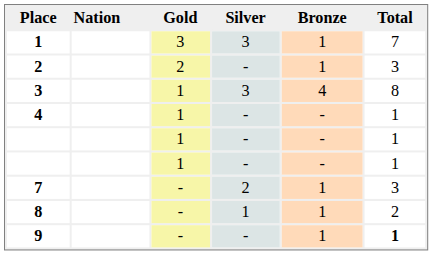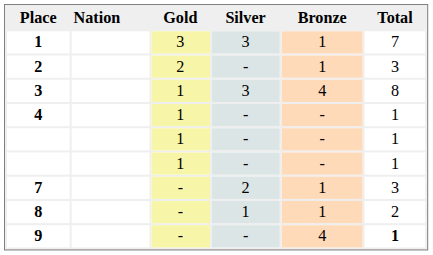(322, 236) 1 -> (322, 236) 4
